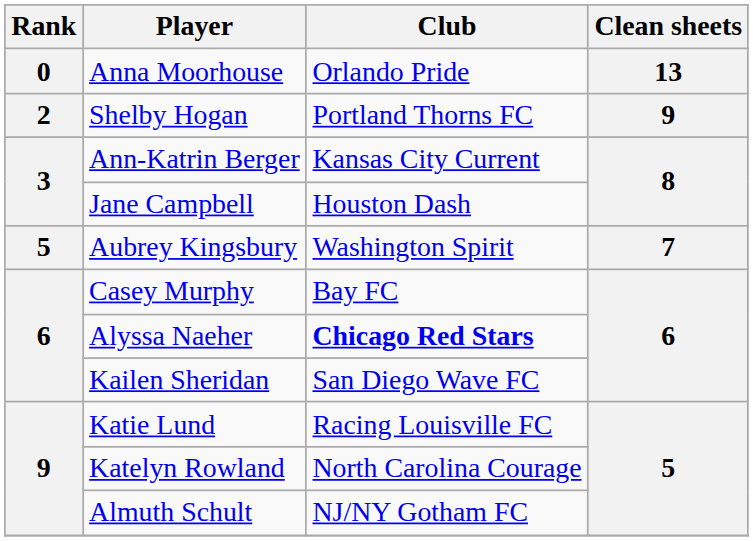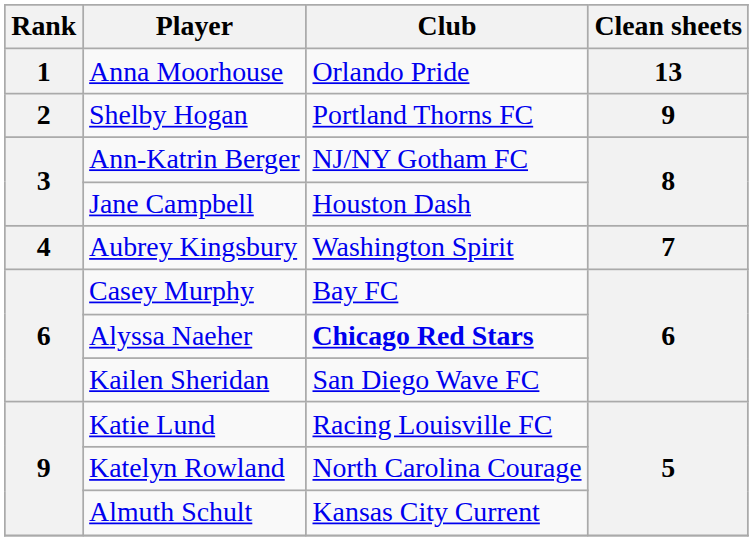(44, 70) 0 -> (44, 70) 1
(426, 159) Kansas City Current -> (420, 159) NJ/NY Gotham FC
(44, 247) 5 -> (44, 247) 4
(420, 512) NJ/NY Gotham FC -> (426, 512) Kansas City Current
